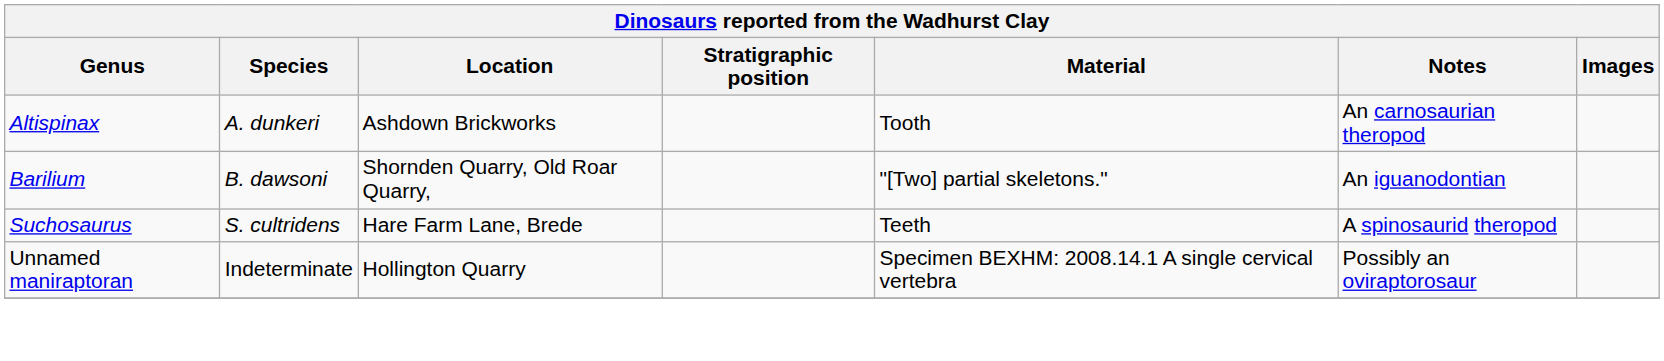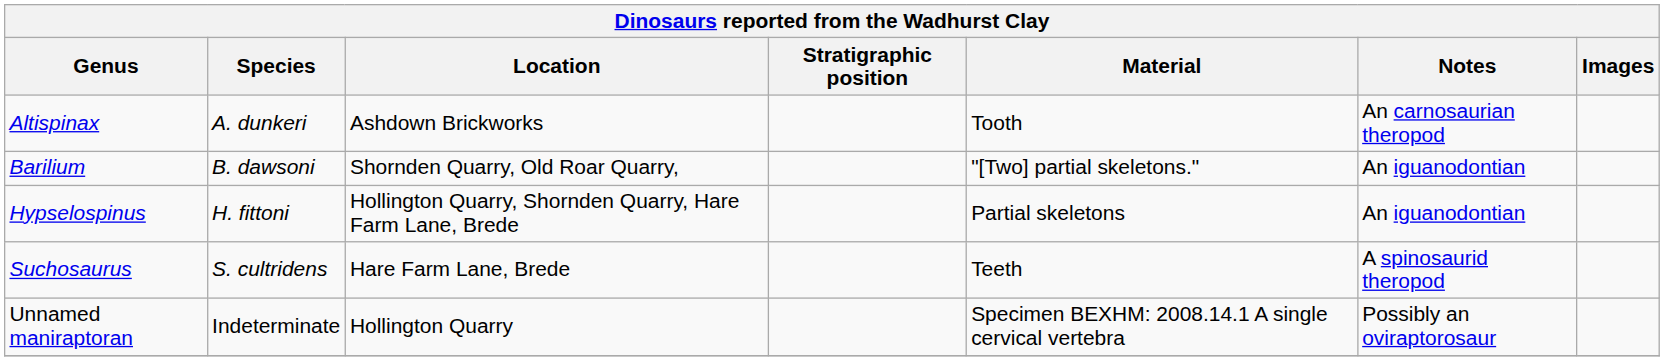+ row: (78, 213)
